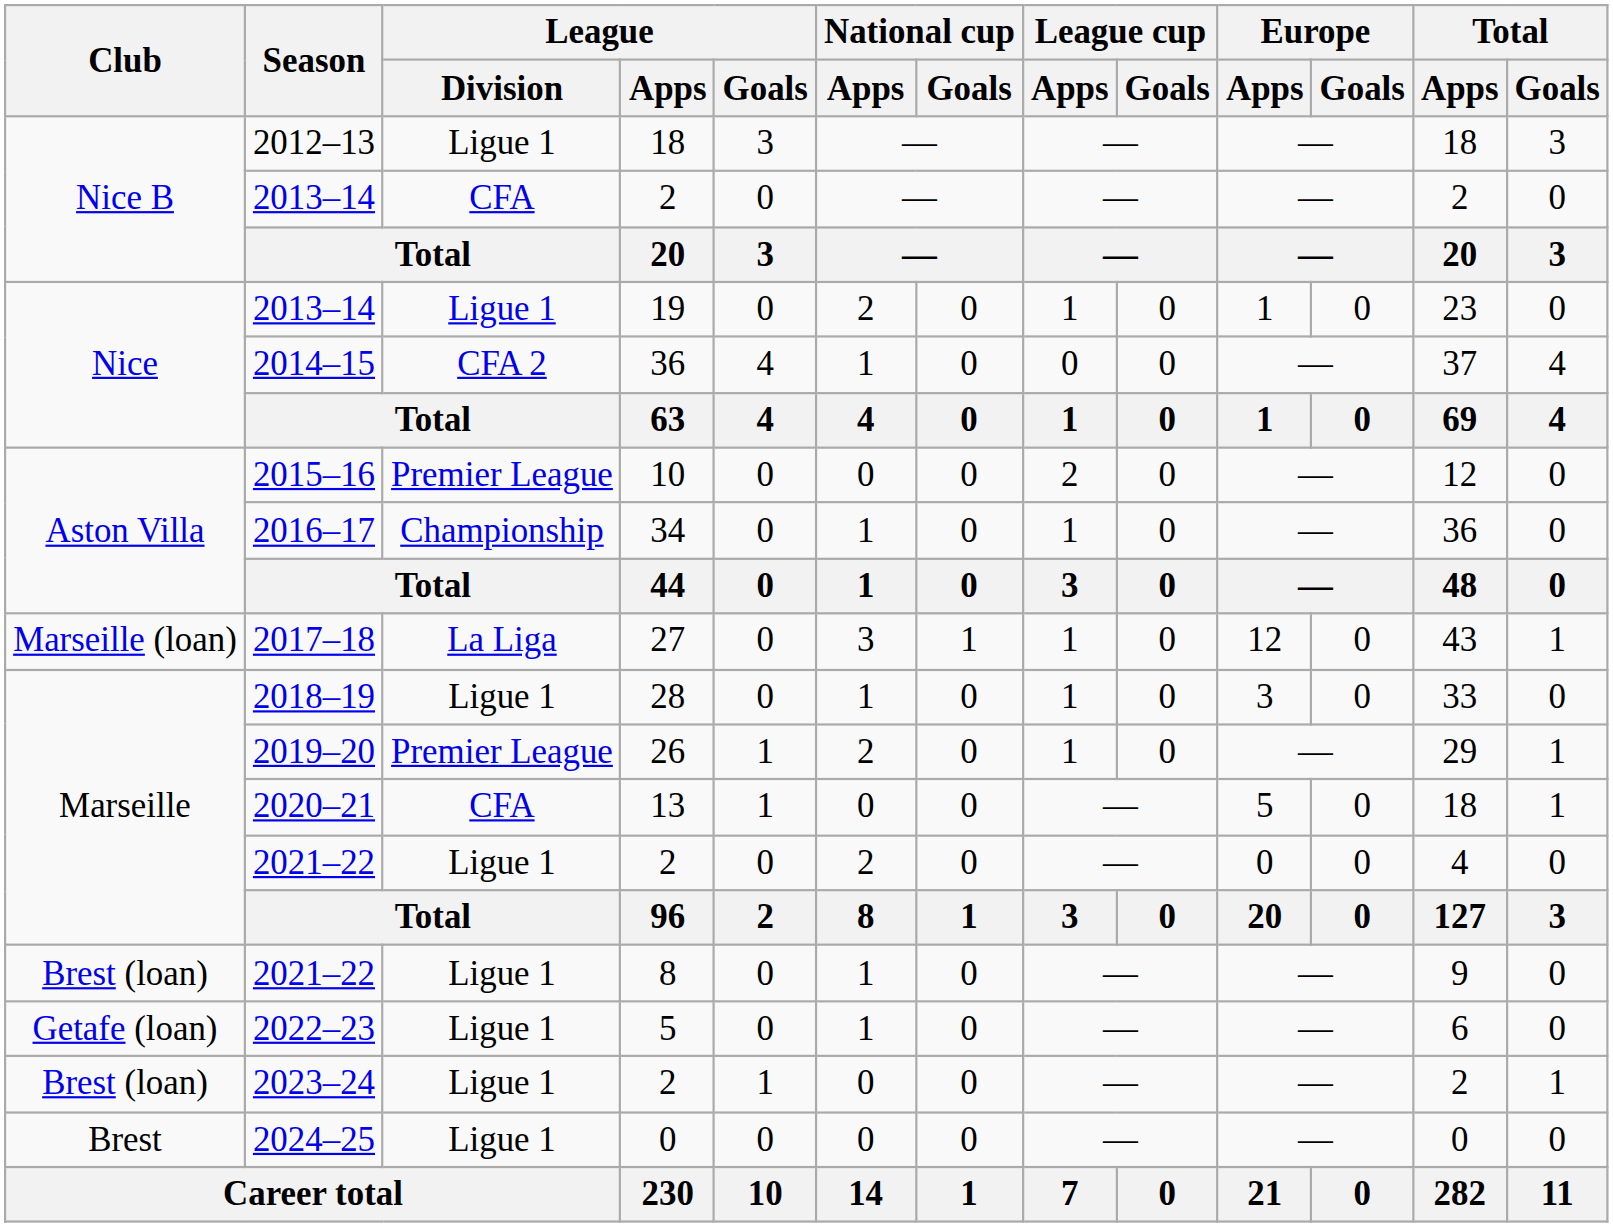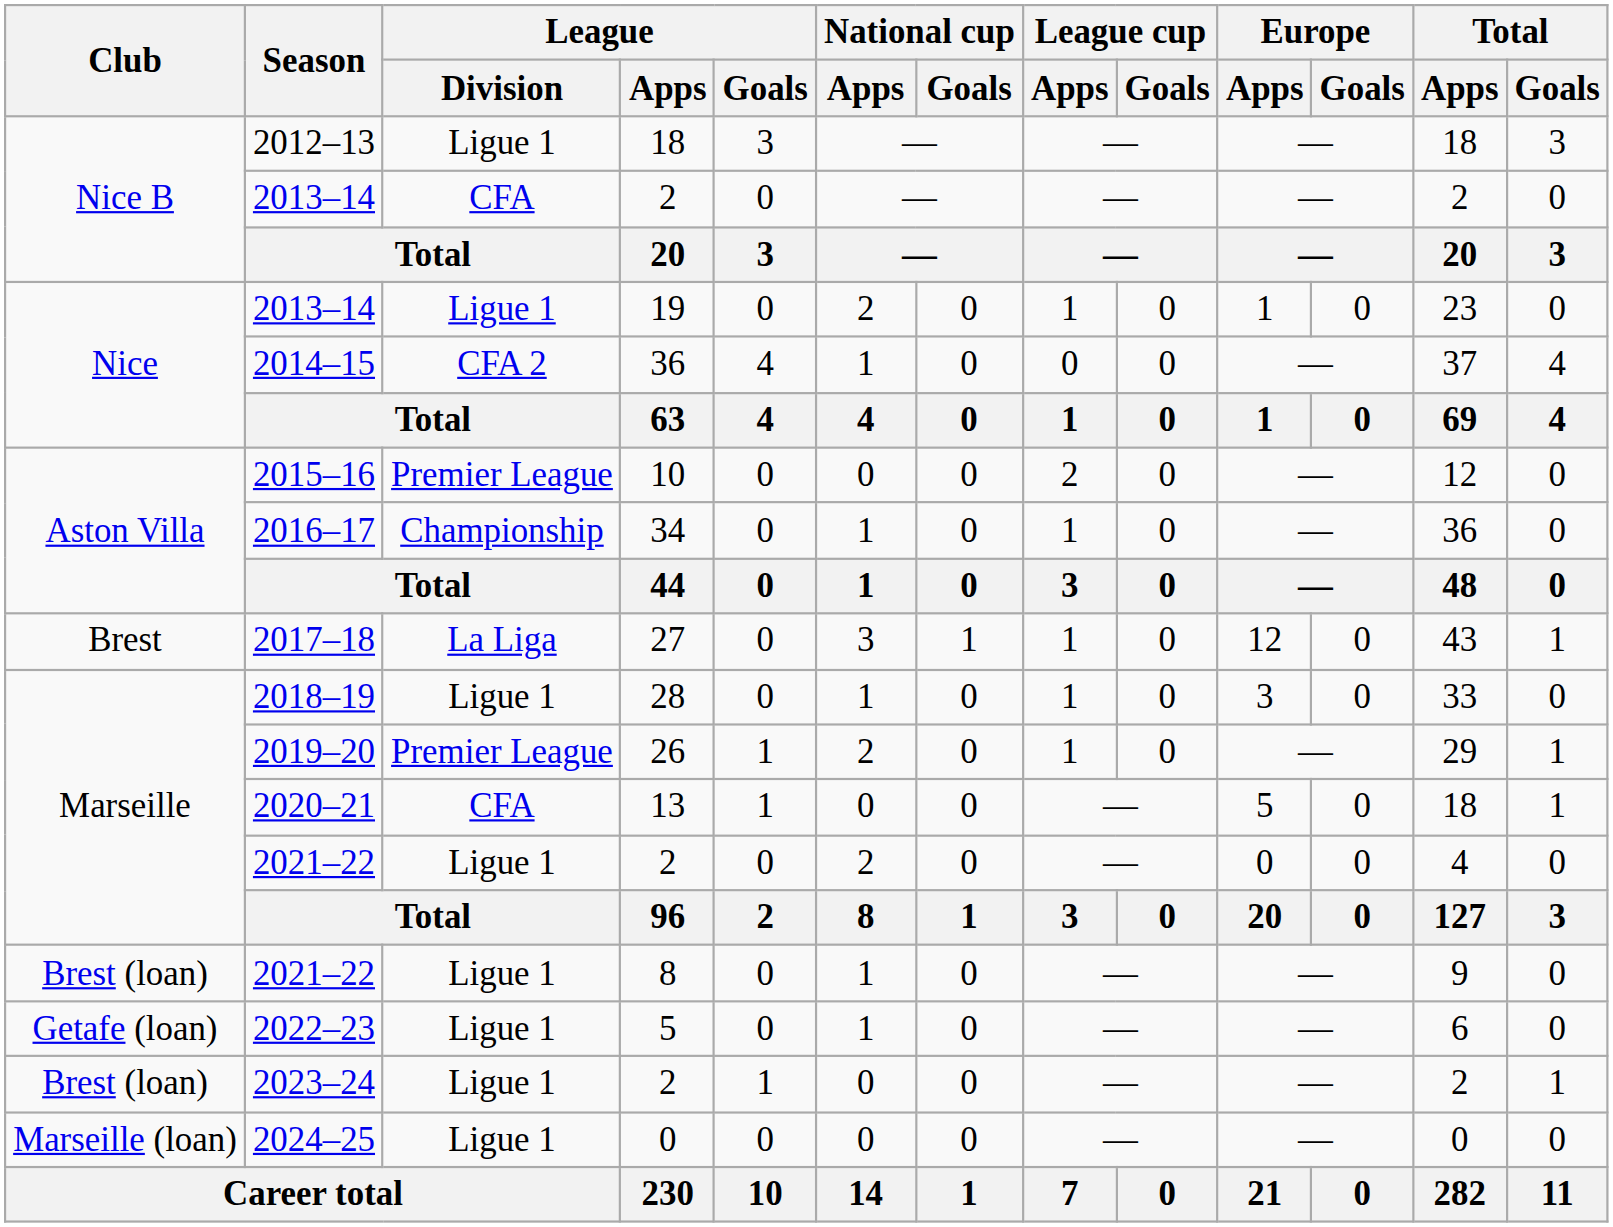(125, 640) Marseille (loan) -> (125, 640) Brest
(125, 1138) Brest -> (125, 1138) Marseille (loan)
